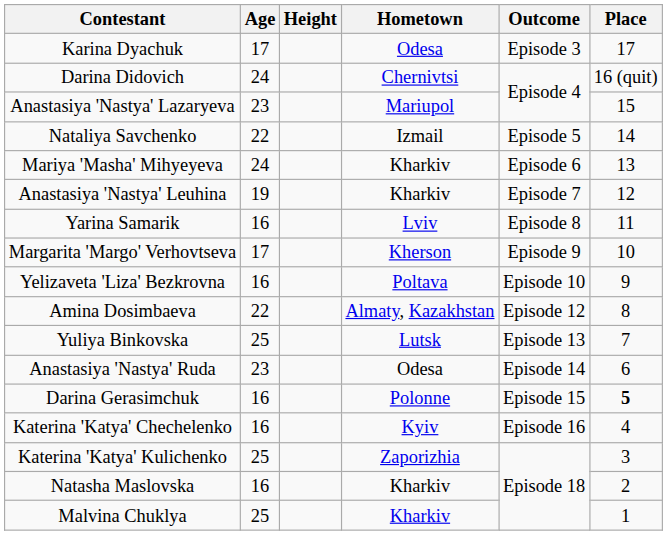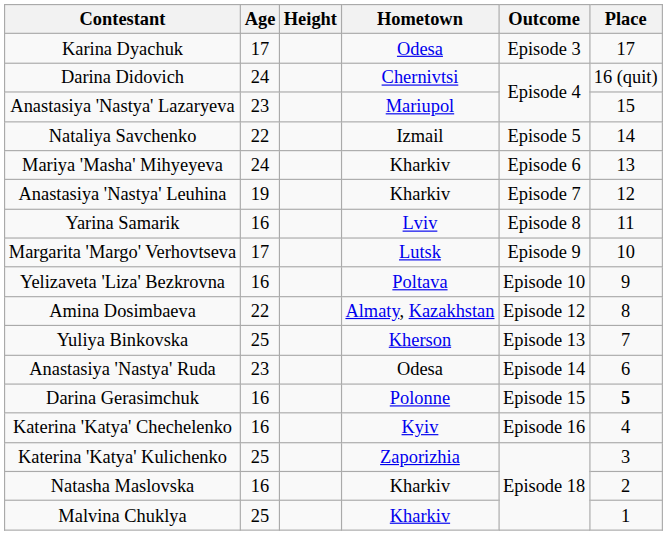(420, 252) Kherson -> (420, 252) Lutsk
(420, 340) Lutsk -> (420, 340) Kherson
